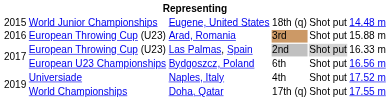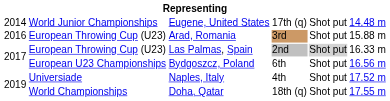(15, 22) 2015 -> (15, 22) 2014
(289, 22) 18th (q) -> (289, 22) 17th (q)
(289, 91) 17th (q) -> (289, 91) 18th (q)
